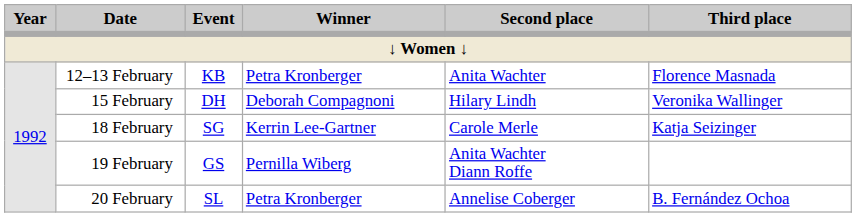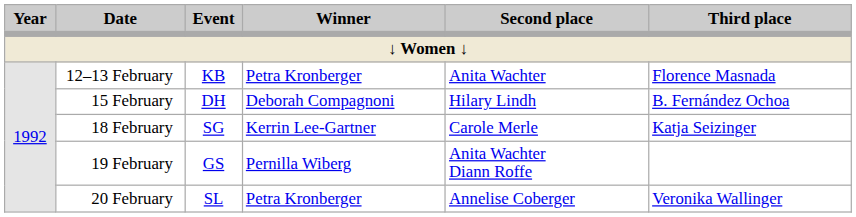(717, 101) Veronika Wallinger -> (721, 101) B. Fernández Ochoa
(721, 198) B. Fernández Ochoa -> (717, 198) Veronika Wallinger
